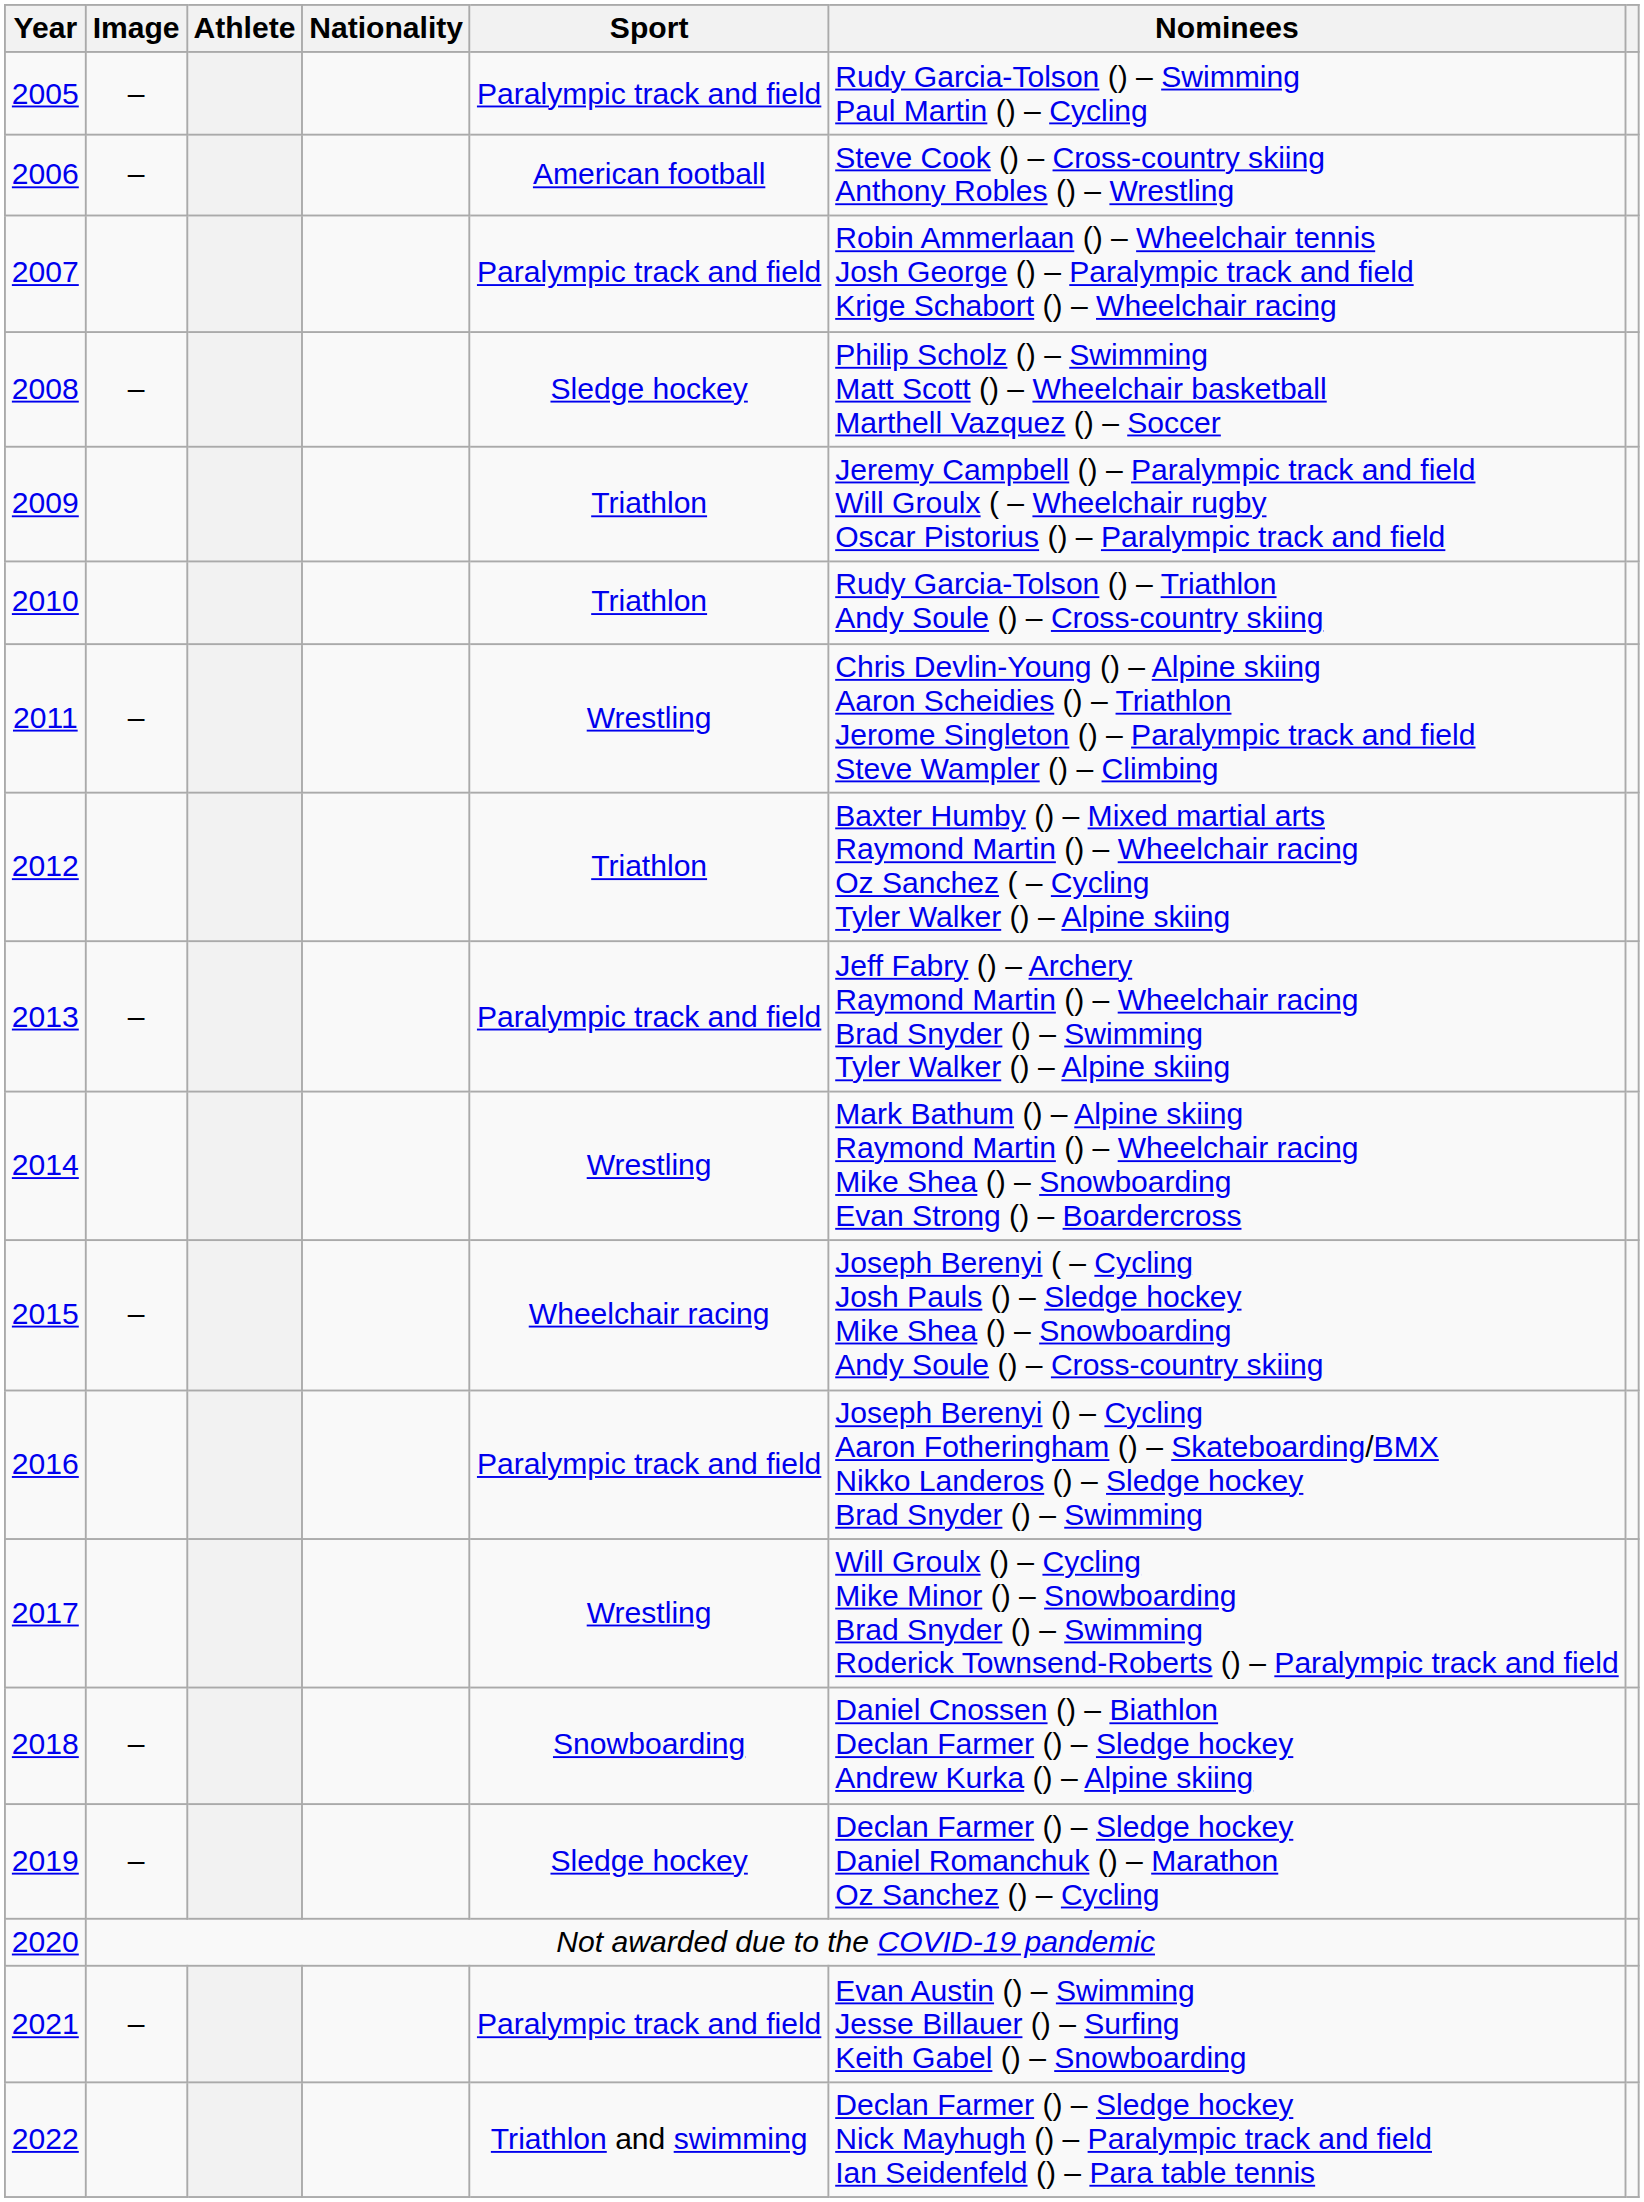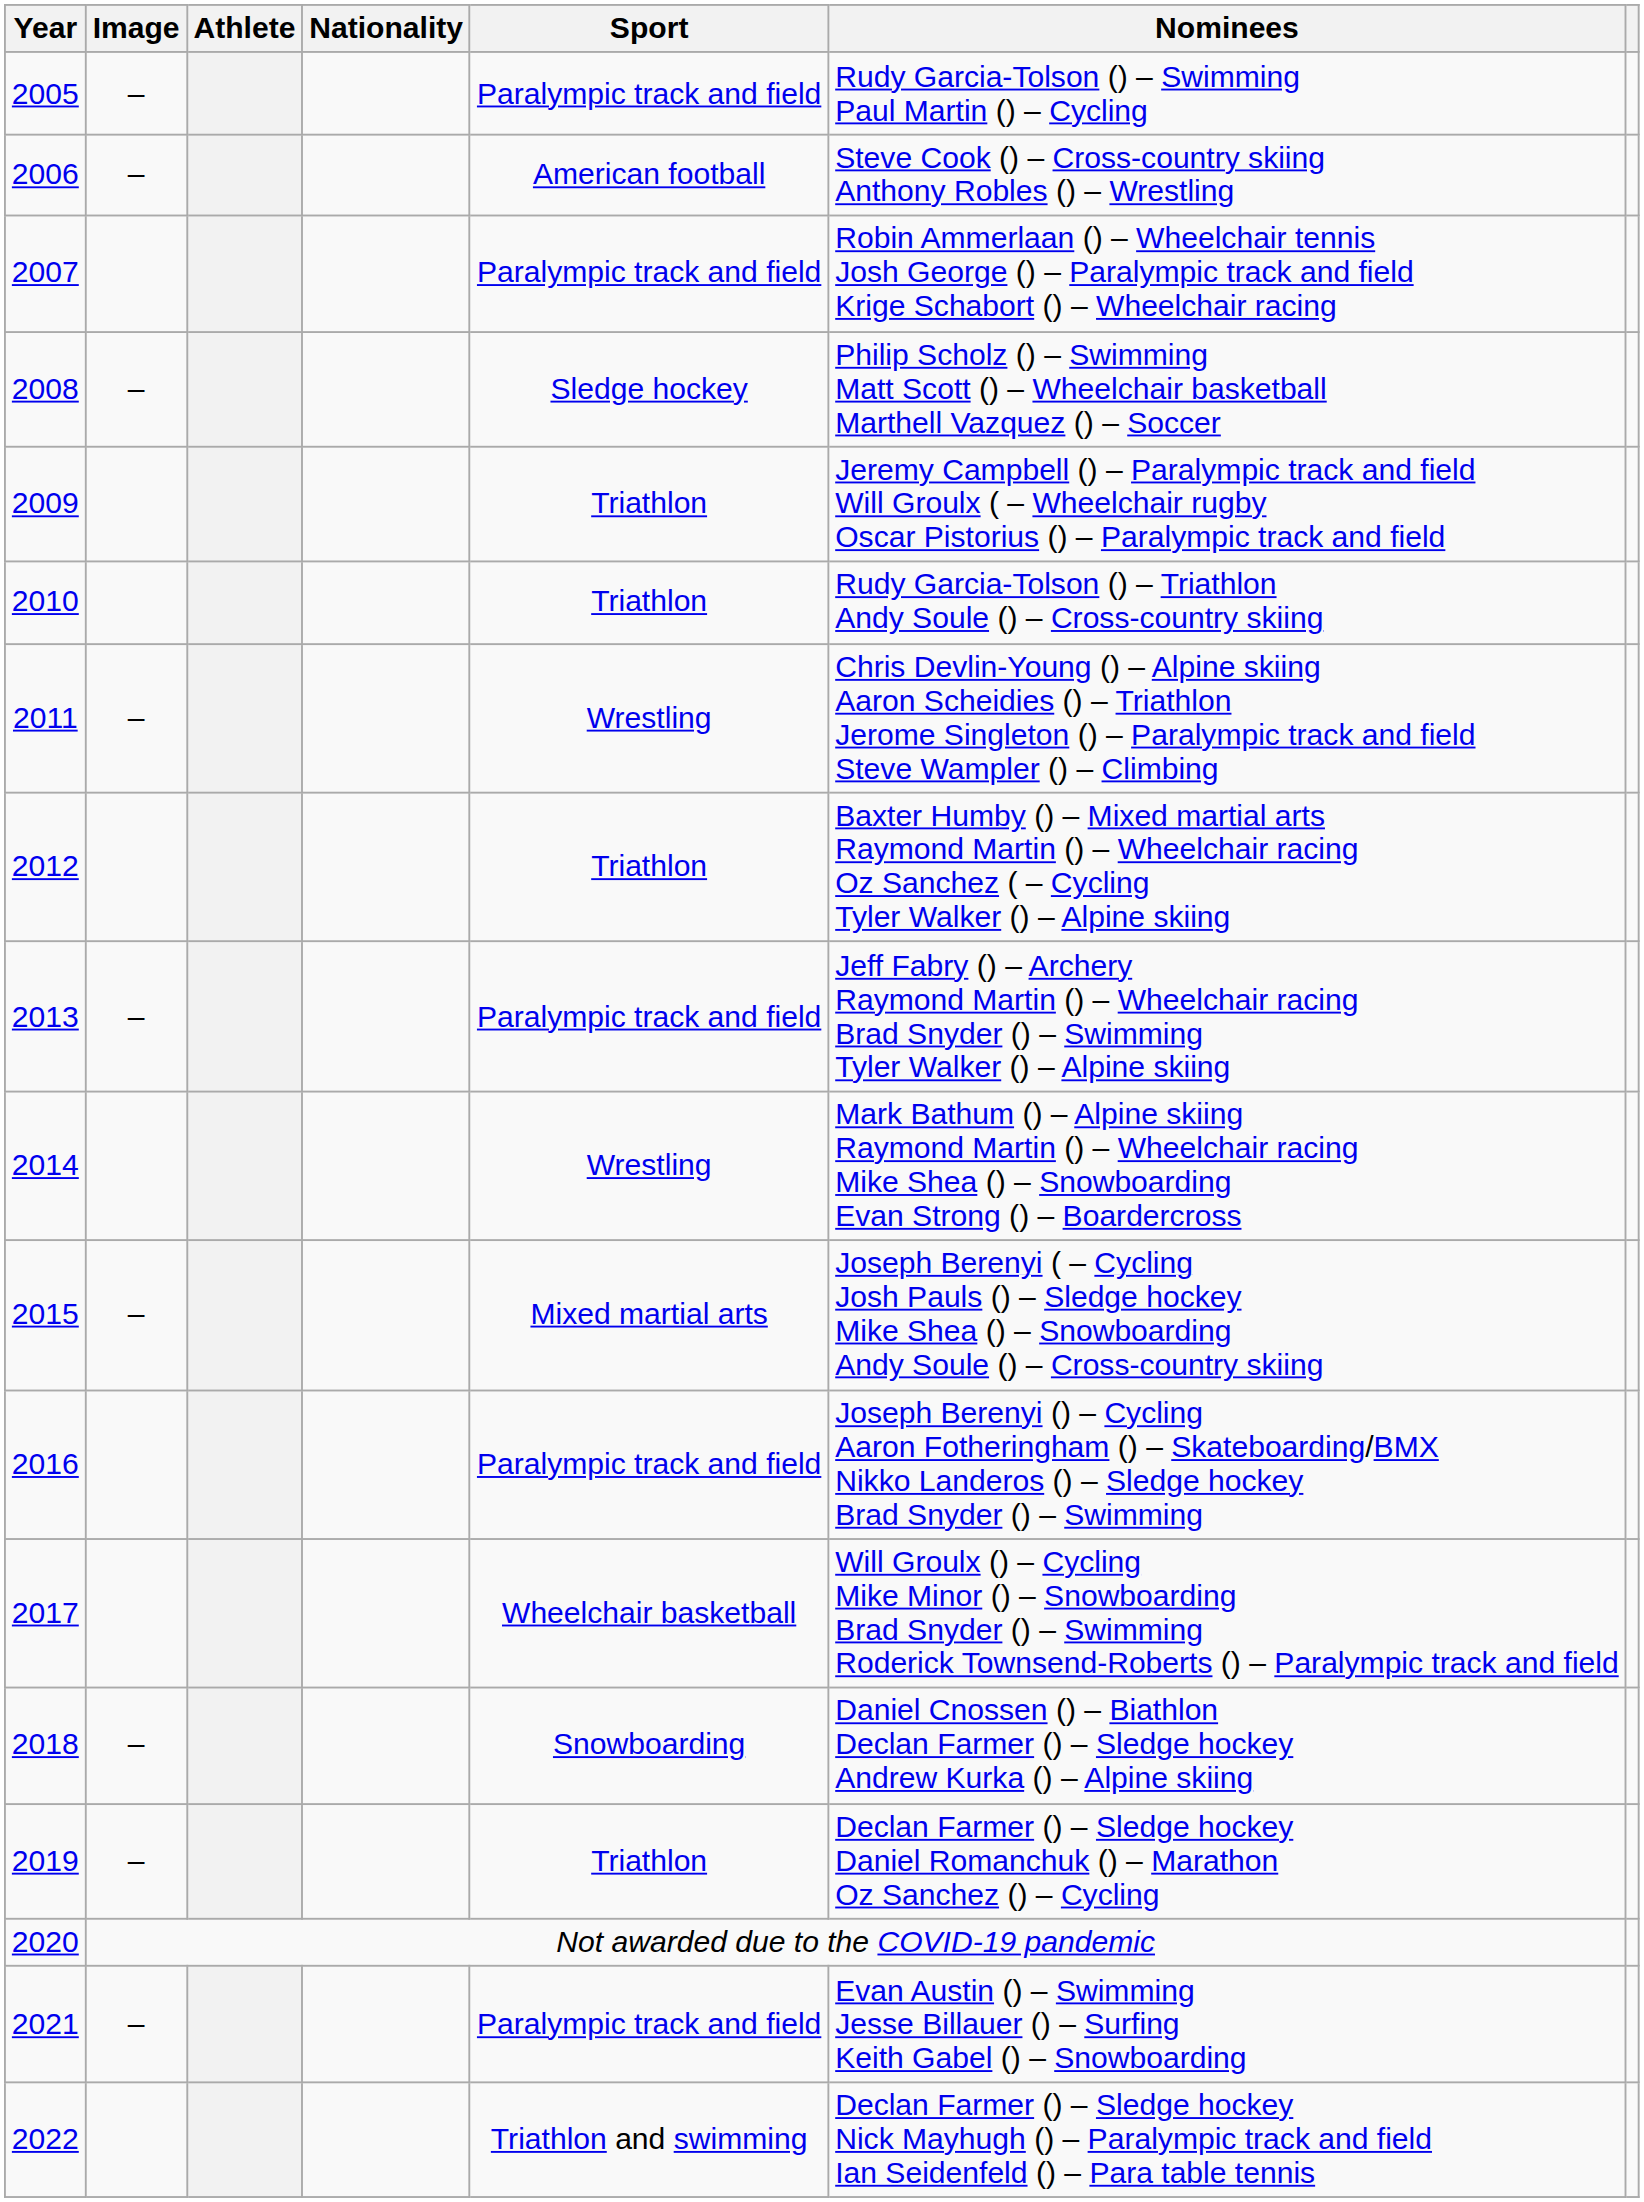(649, 1314) Wheelchair racing -> (649, 1314) Mixed martial arts
(649, 1612) Wrestling -> (649, 1612) Wheelchair basketball
(649, 1860) Sledge hockey -> (649, 1860) Triathlon
